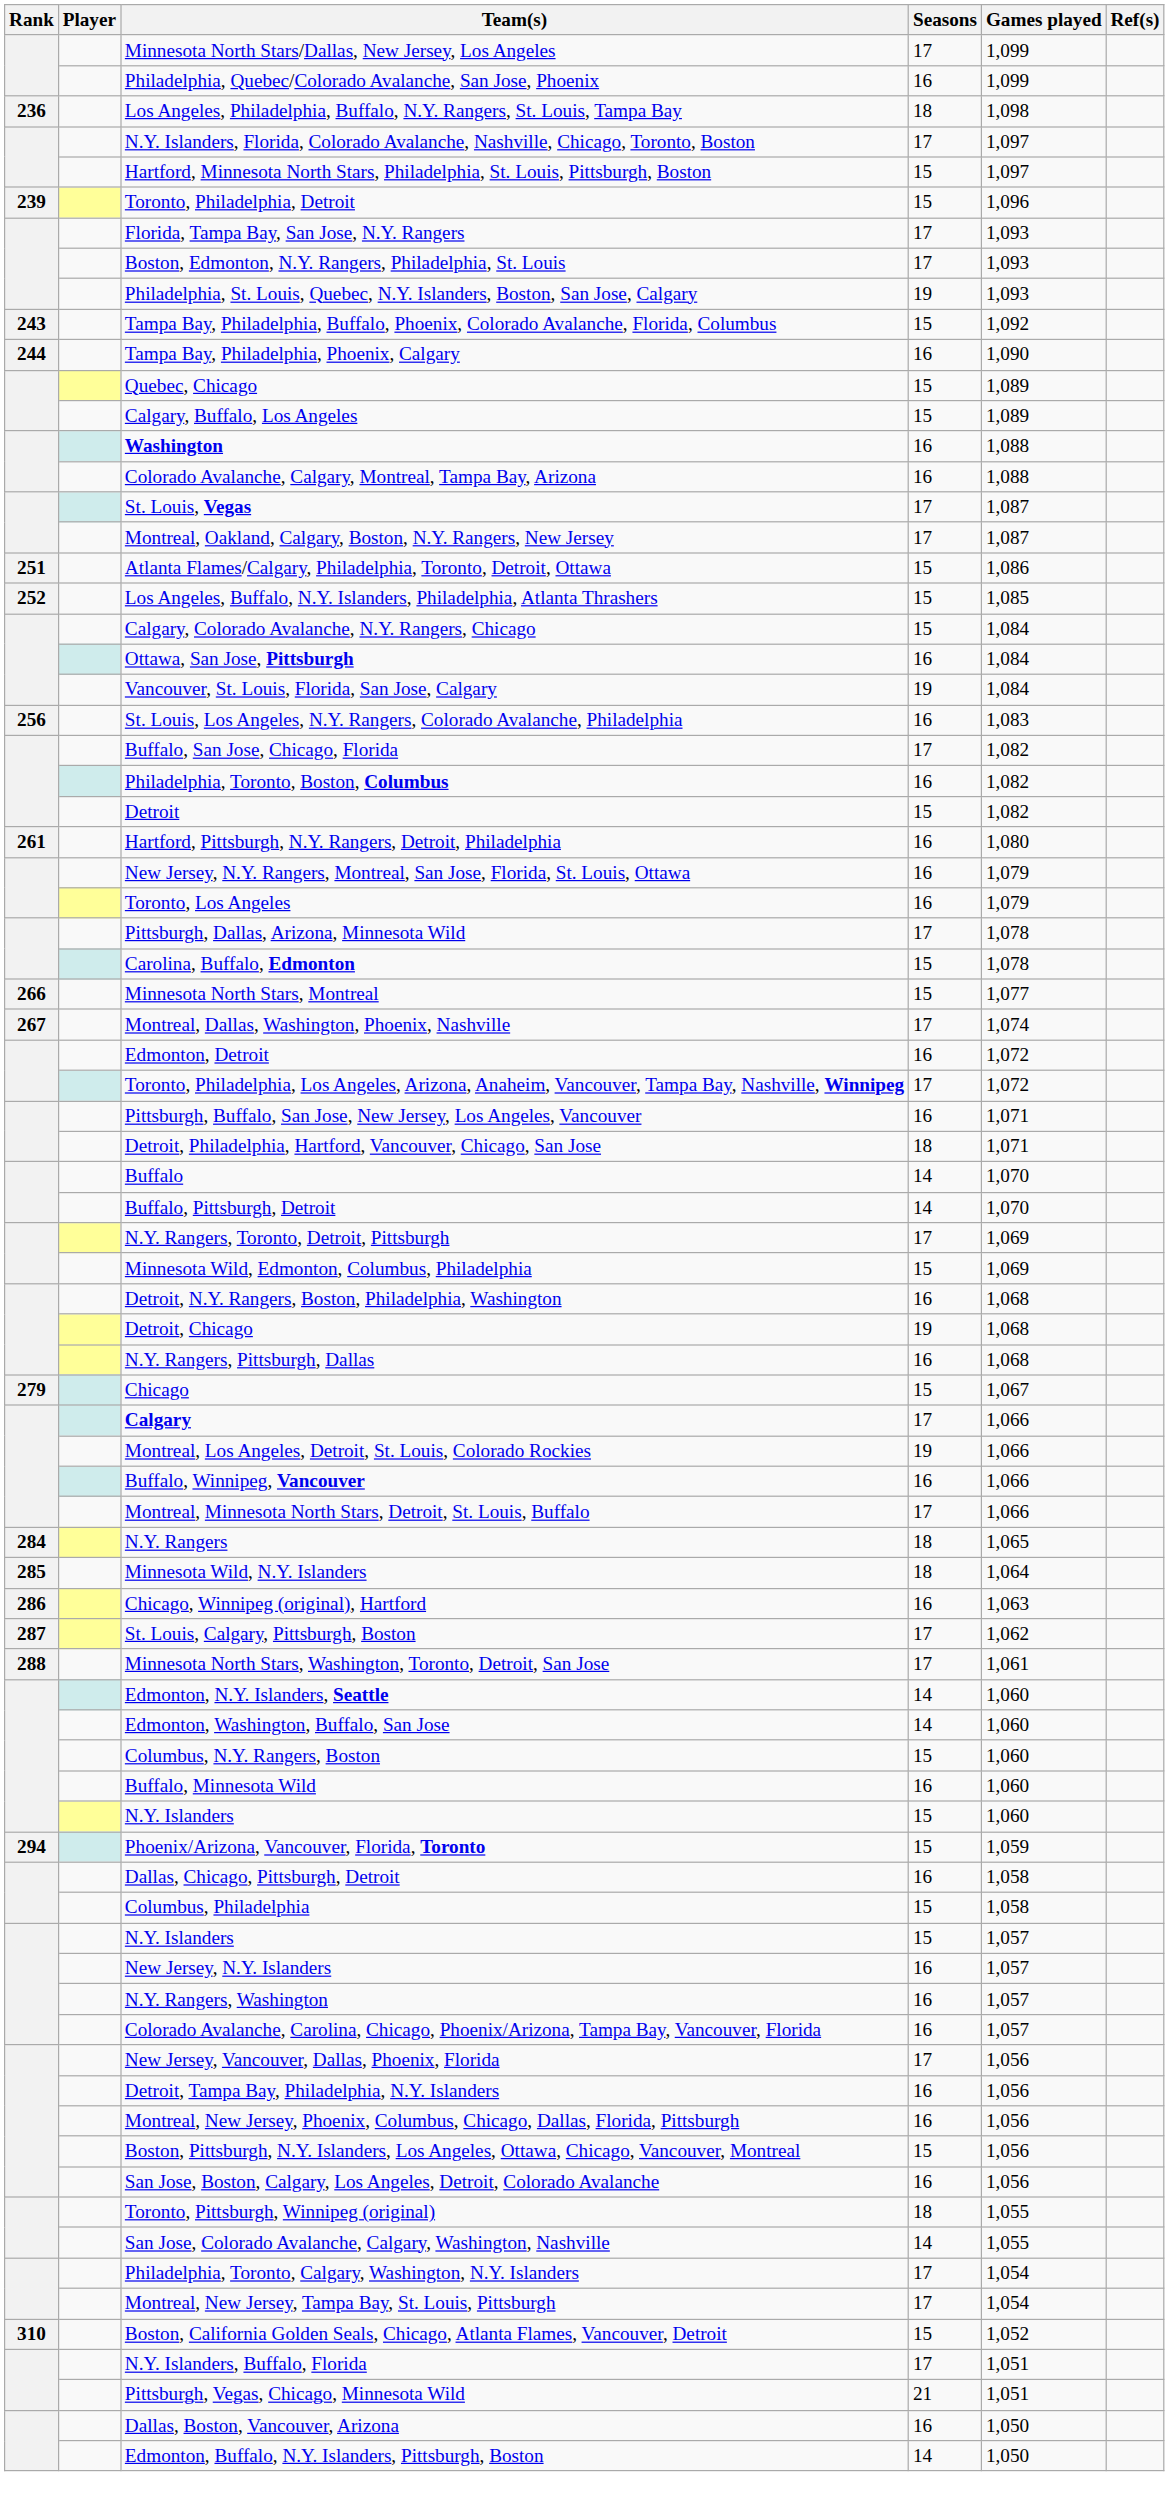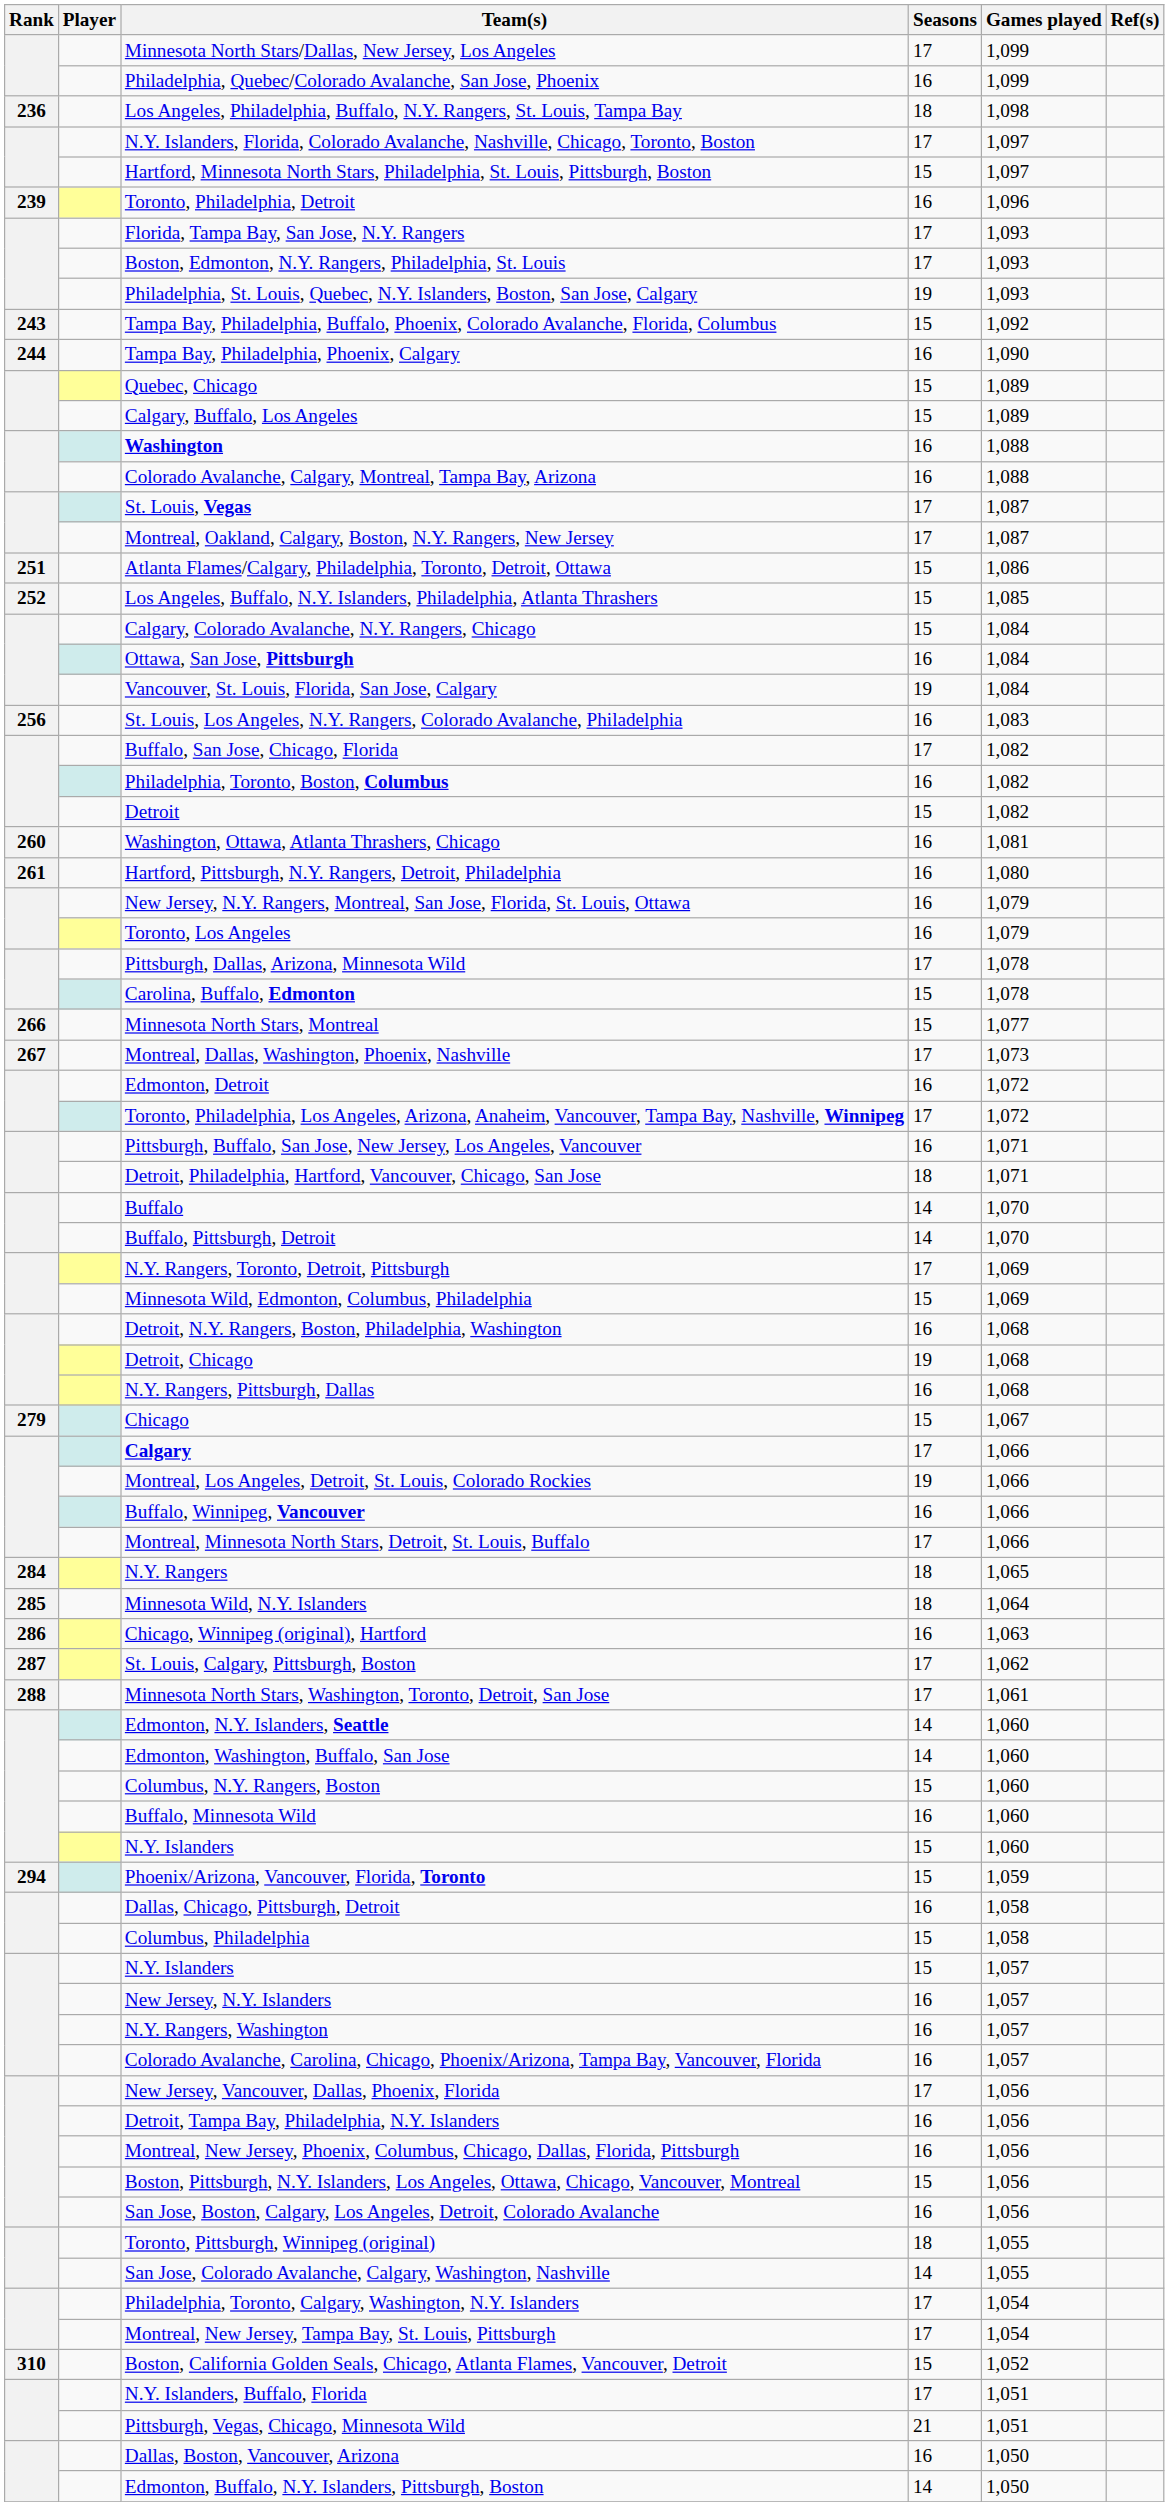(923, 202) 15 -> (923, 202) 16
+ row: (31, 841)
(1007, 1024) 1,074 -> (1007, 1055) 1,073
